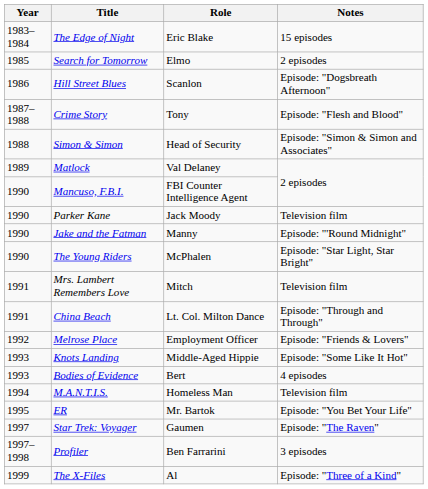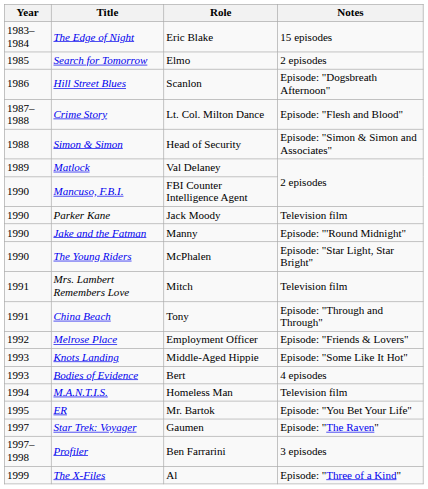(178, 114) Tony -> (215, 114) Lt. Col. Milton Dance
(215, 316) Lt. Col. Milton Dance -> (178, 316) Tony
